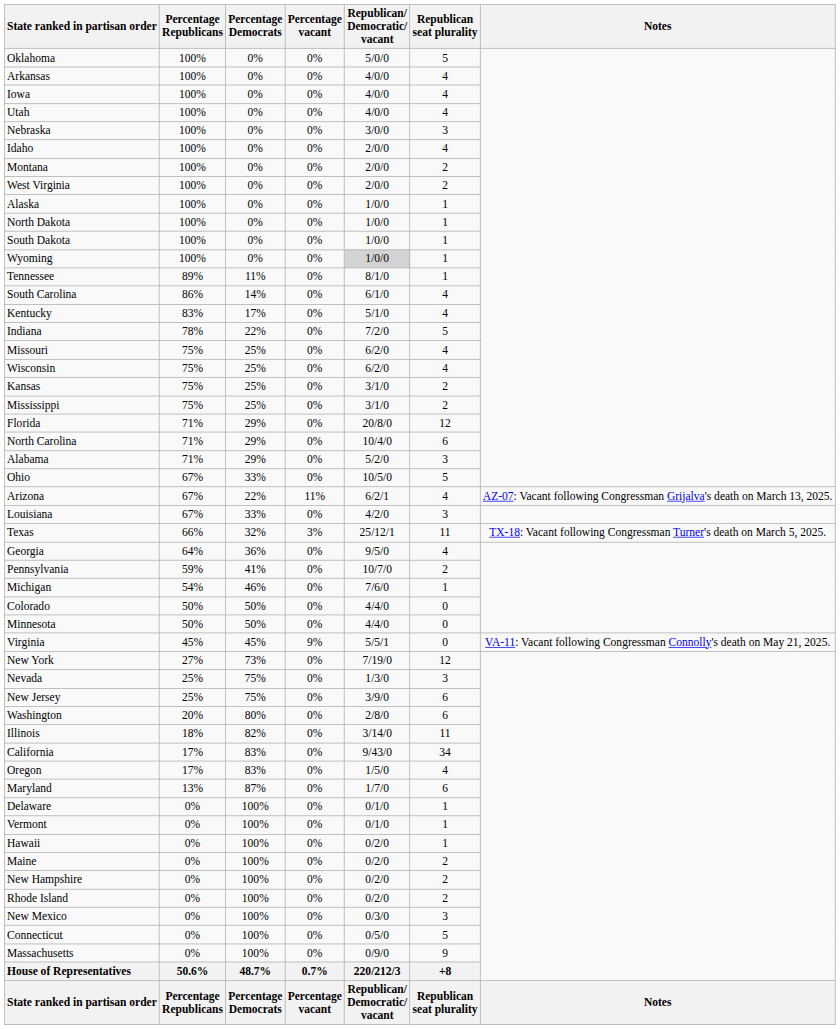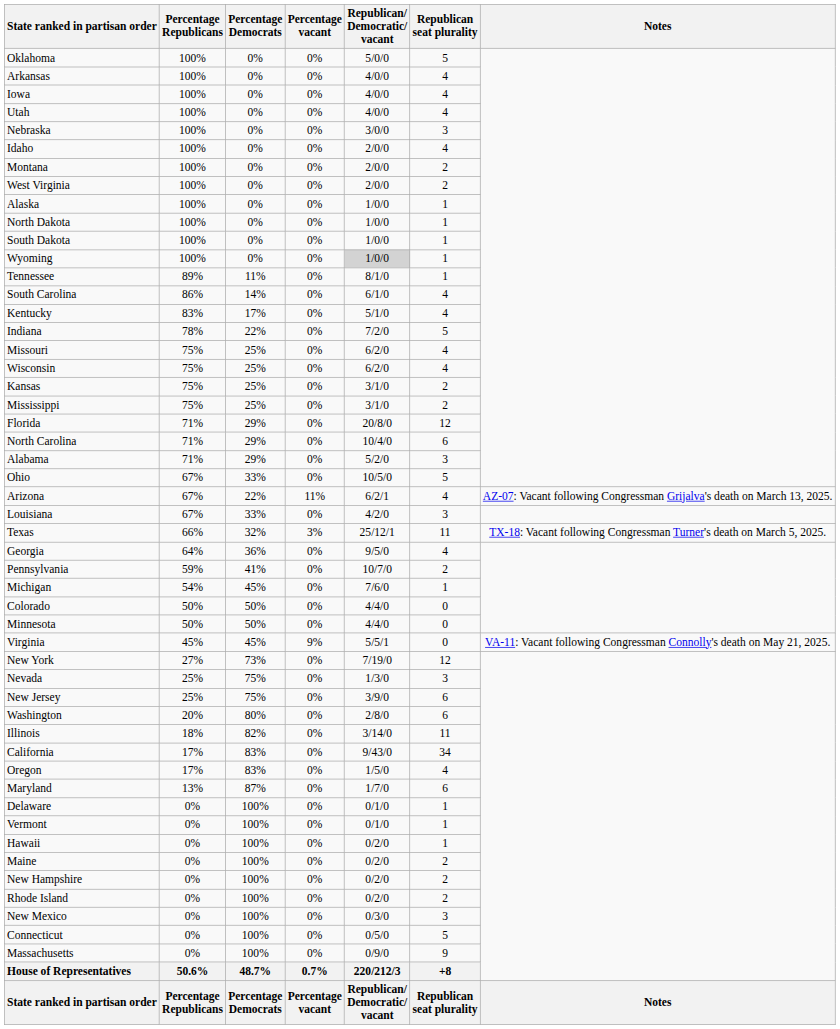(255, 587) 46% -> (255, 587) 45%
